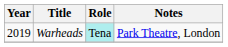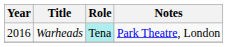(19, 32) 2019 -> (19, 32) 2016
